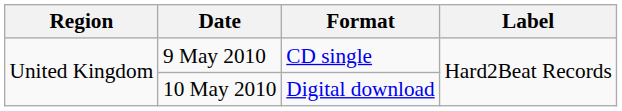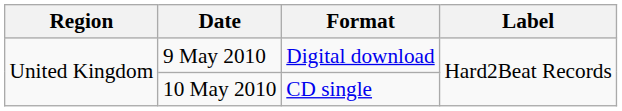(329, 55) CD single -> (360, 55) Digital download
(360, 88) Digital download -> (329, 88) CD single
